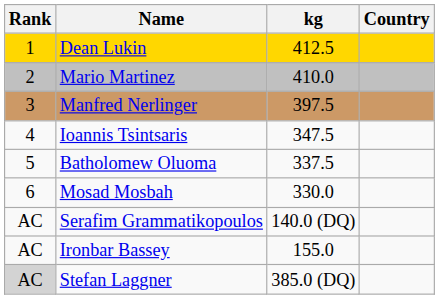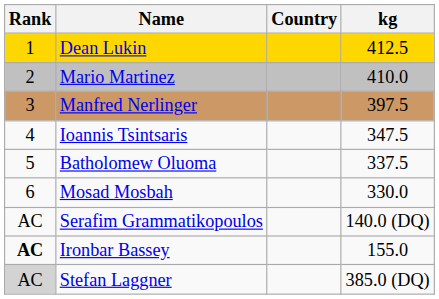columns swapped: (397, 18) <-> (313, 18)
(30, 250) normal -> (30, 250) bold
